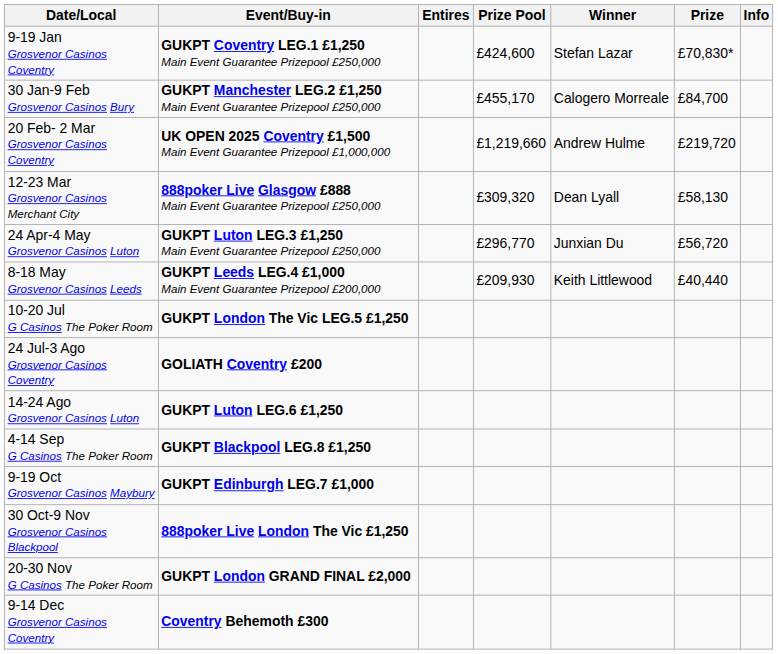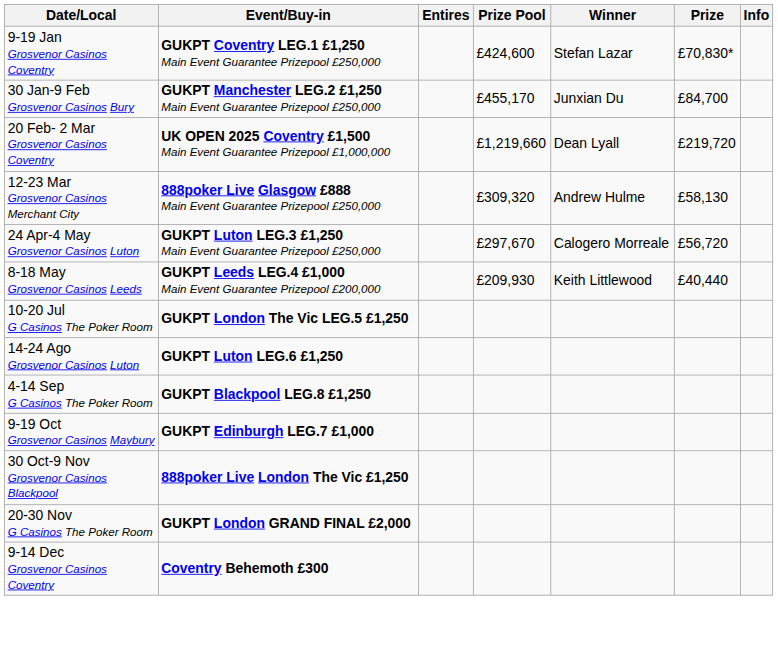(611, 98) Calogero Morreale -> (589, 98) Junxian Du
(599, 144) Andrew Hulme -> (586, 144) Dean Lyall
(586, 197) Dean Lyall -> (599, 197) Andrew Hulme
(505, 243) £296,770 -> (505, 243) £297,670
(589, 243) Junxian Du -> (611, 243) Calogero Morreale
- row: (57, 364)
